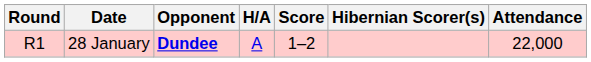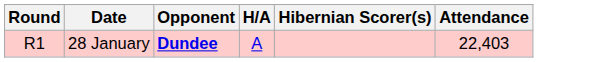- column: (302, 17)
(537, 43) 22,000 -> (484, 43) 22,403
